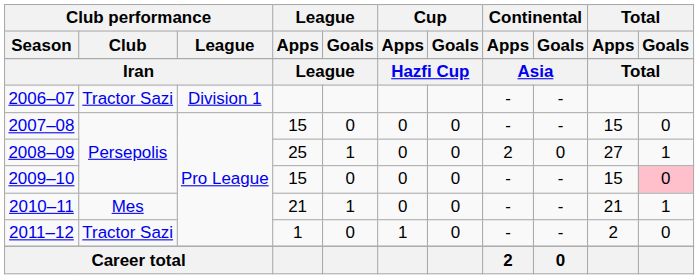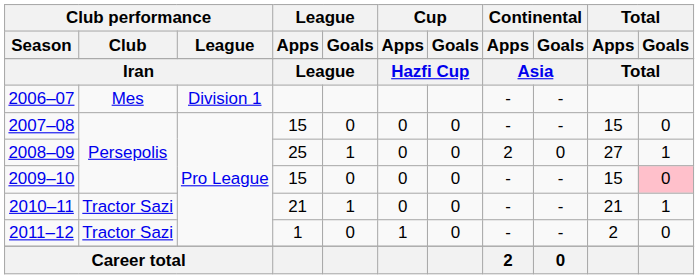(128, 98) Tractor Sazi -> (128, 98) Mes
(128, 206) Mes -> (128, 206) Tractor Sazi
